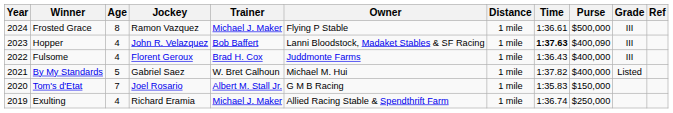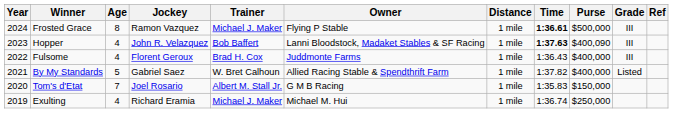(552, 28) normal -> (552, 28) bold
(317, 72) Michael M. Hui -> (368, 72) Allied Racing Stable & Spendthrift Farm
(368, 101) Allied Racing Stable & Spendthrift Farm -> (317, 101) Michael M. Hui
